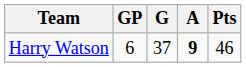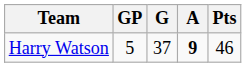(130, 47) 6 -> (130, 47) 5
